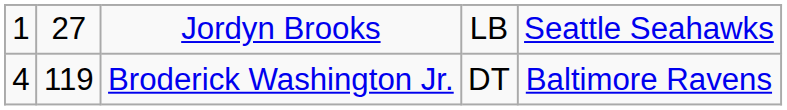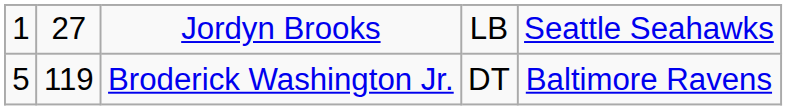(21, 78) 4 -> (21, 78) 5
